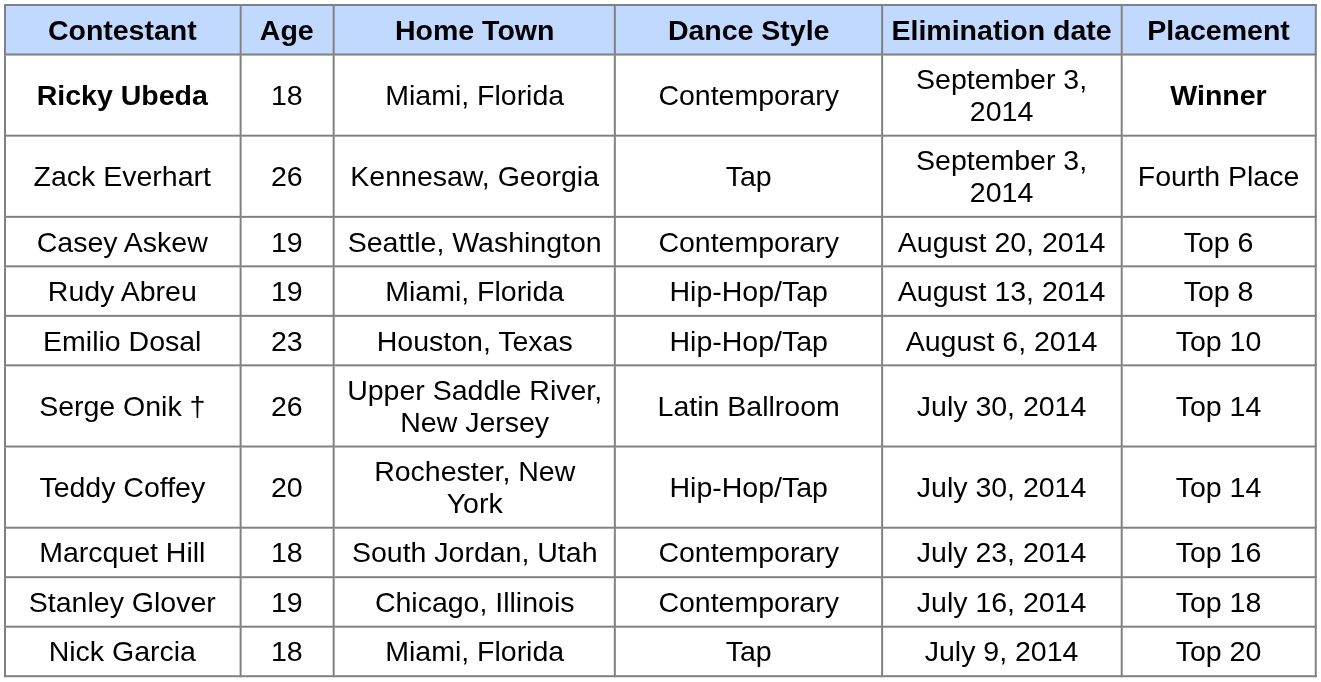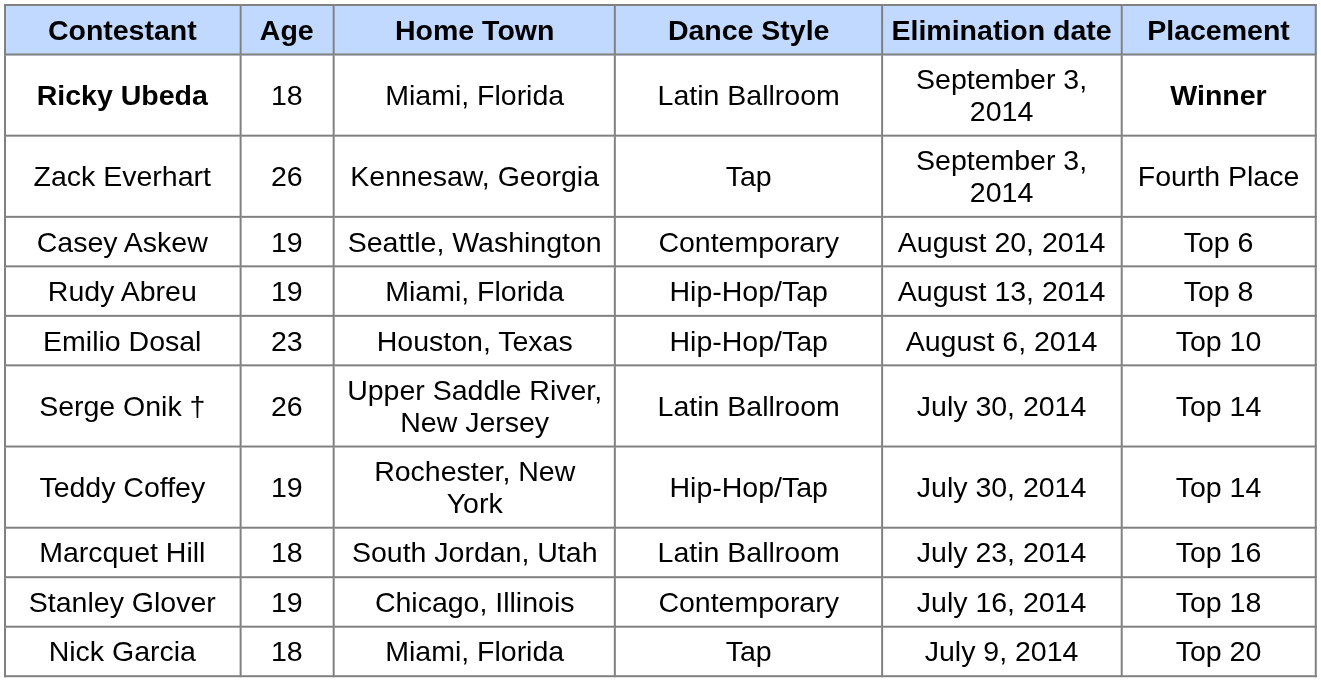(749, 95) Contemporary -> (749, 95) Latin Ballroom
(287, 487) 20 -> (287, 487) 19
(749, 552) Contemporary -> (749, 552) Latin Ballroom
